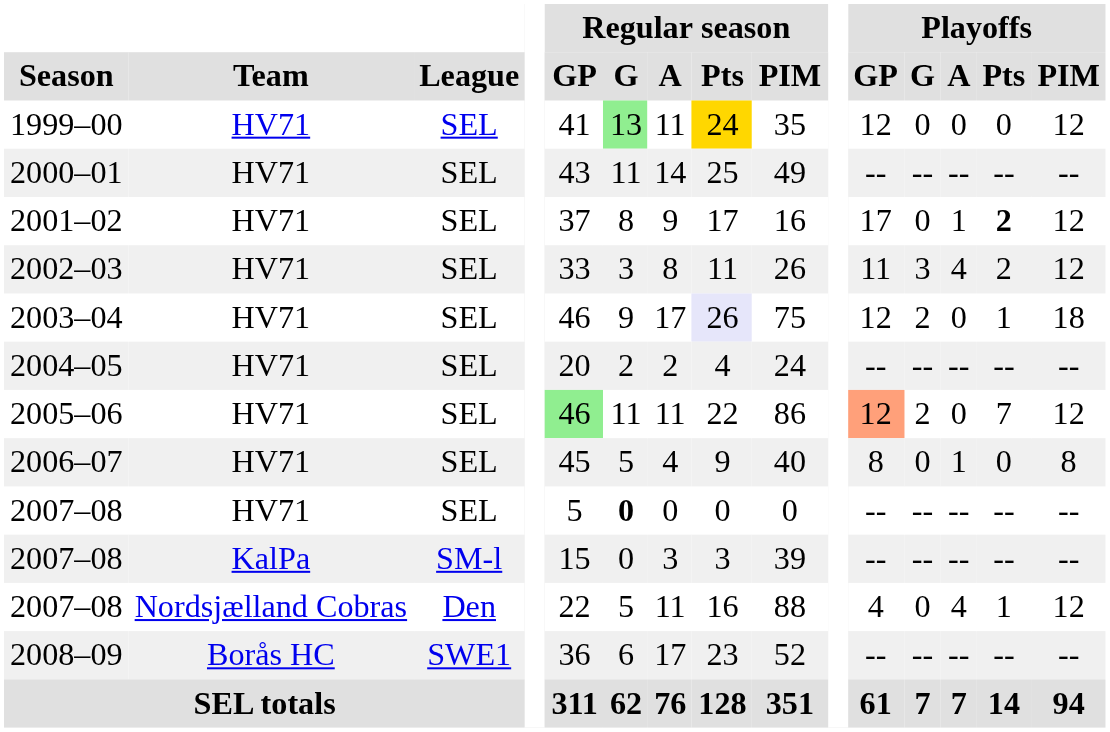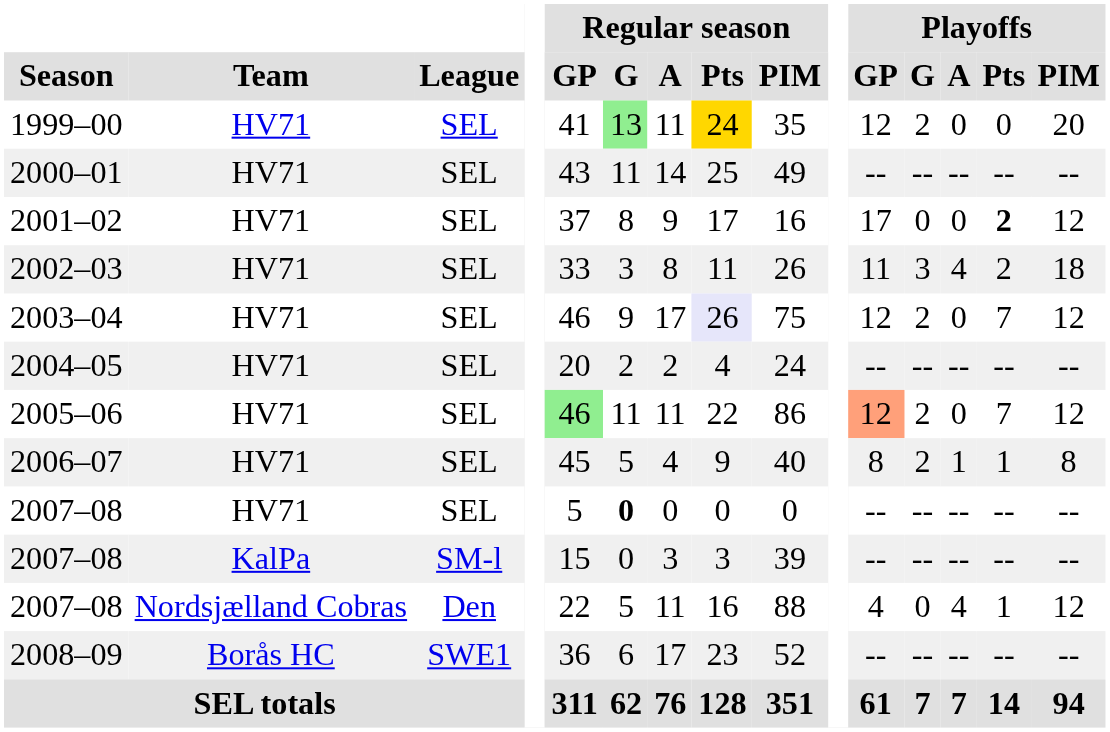(923, 124) 0 -> (923, 124) 2
(1069, 124) 12 -> (1069, 124) 20
(959, 220) 1 -> (959, 220) 0
(1069, 268) 12 -> (1069, 268) 18
(1004, 317) 1 -> (1004, 317) 7
(1069, 317) 18 -> (1069, 317) 12
(923, 461) 0 -> (923, 461) 2
(1004, 461) 0 -> (1004, 461) 1
